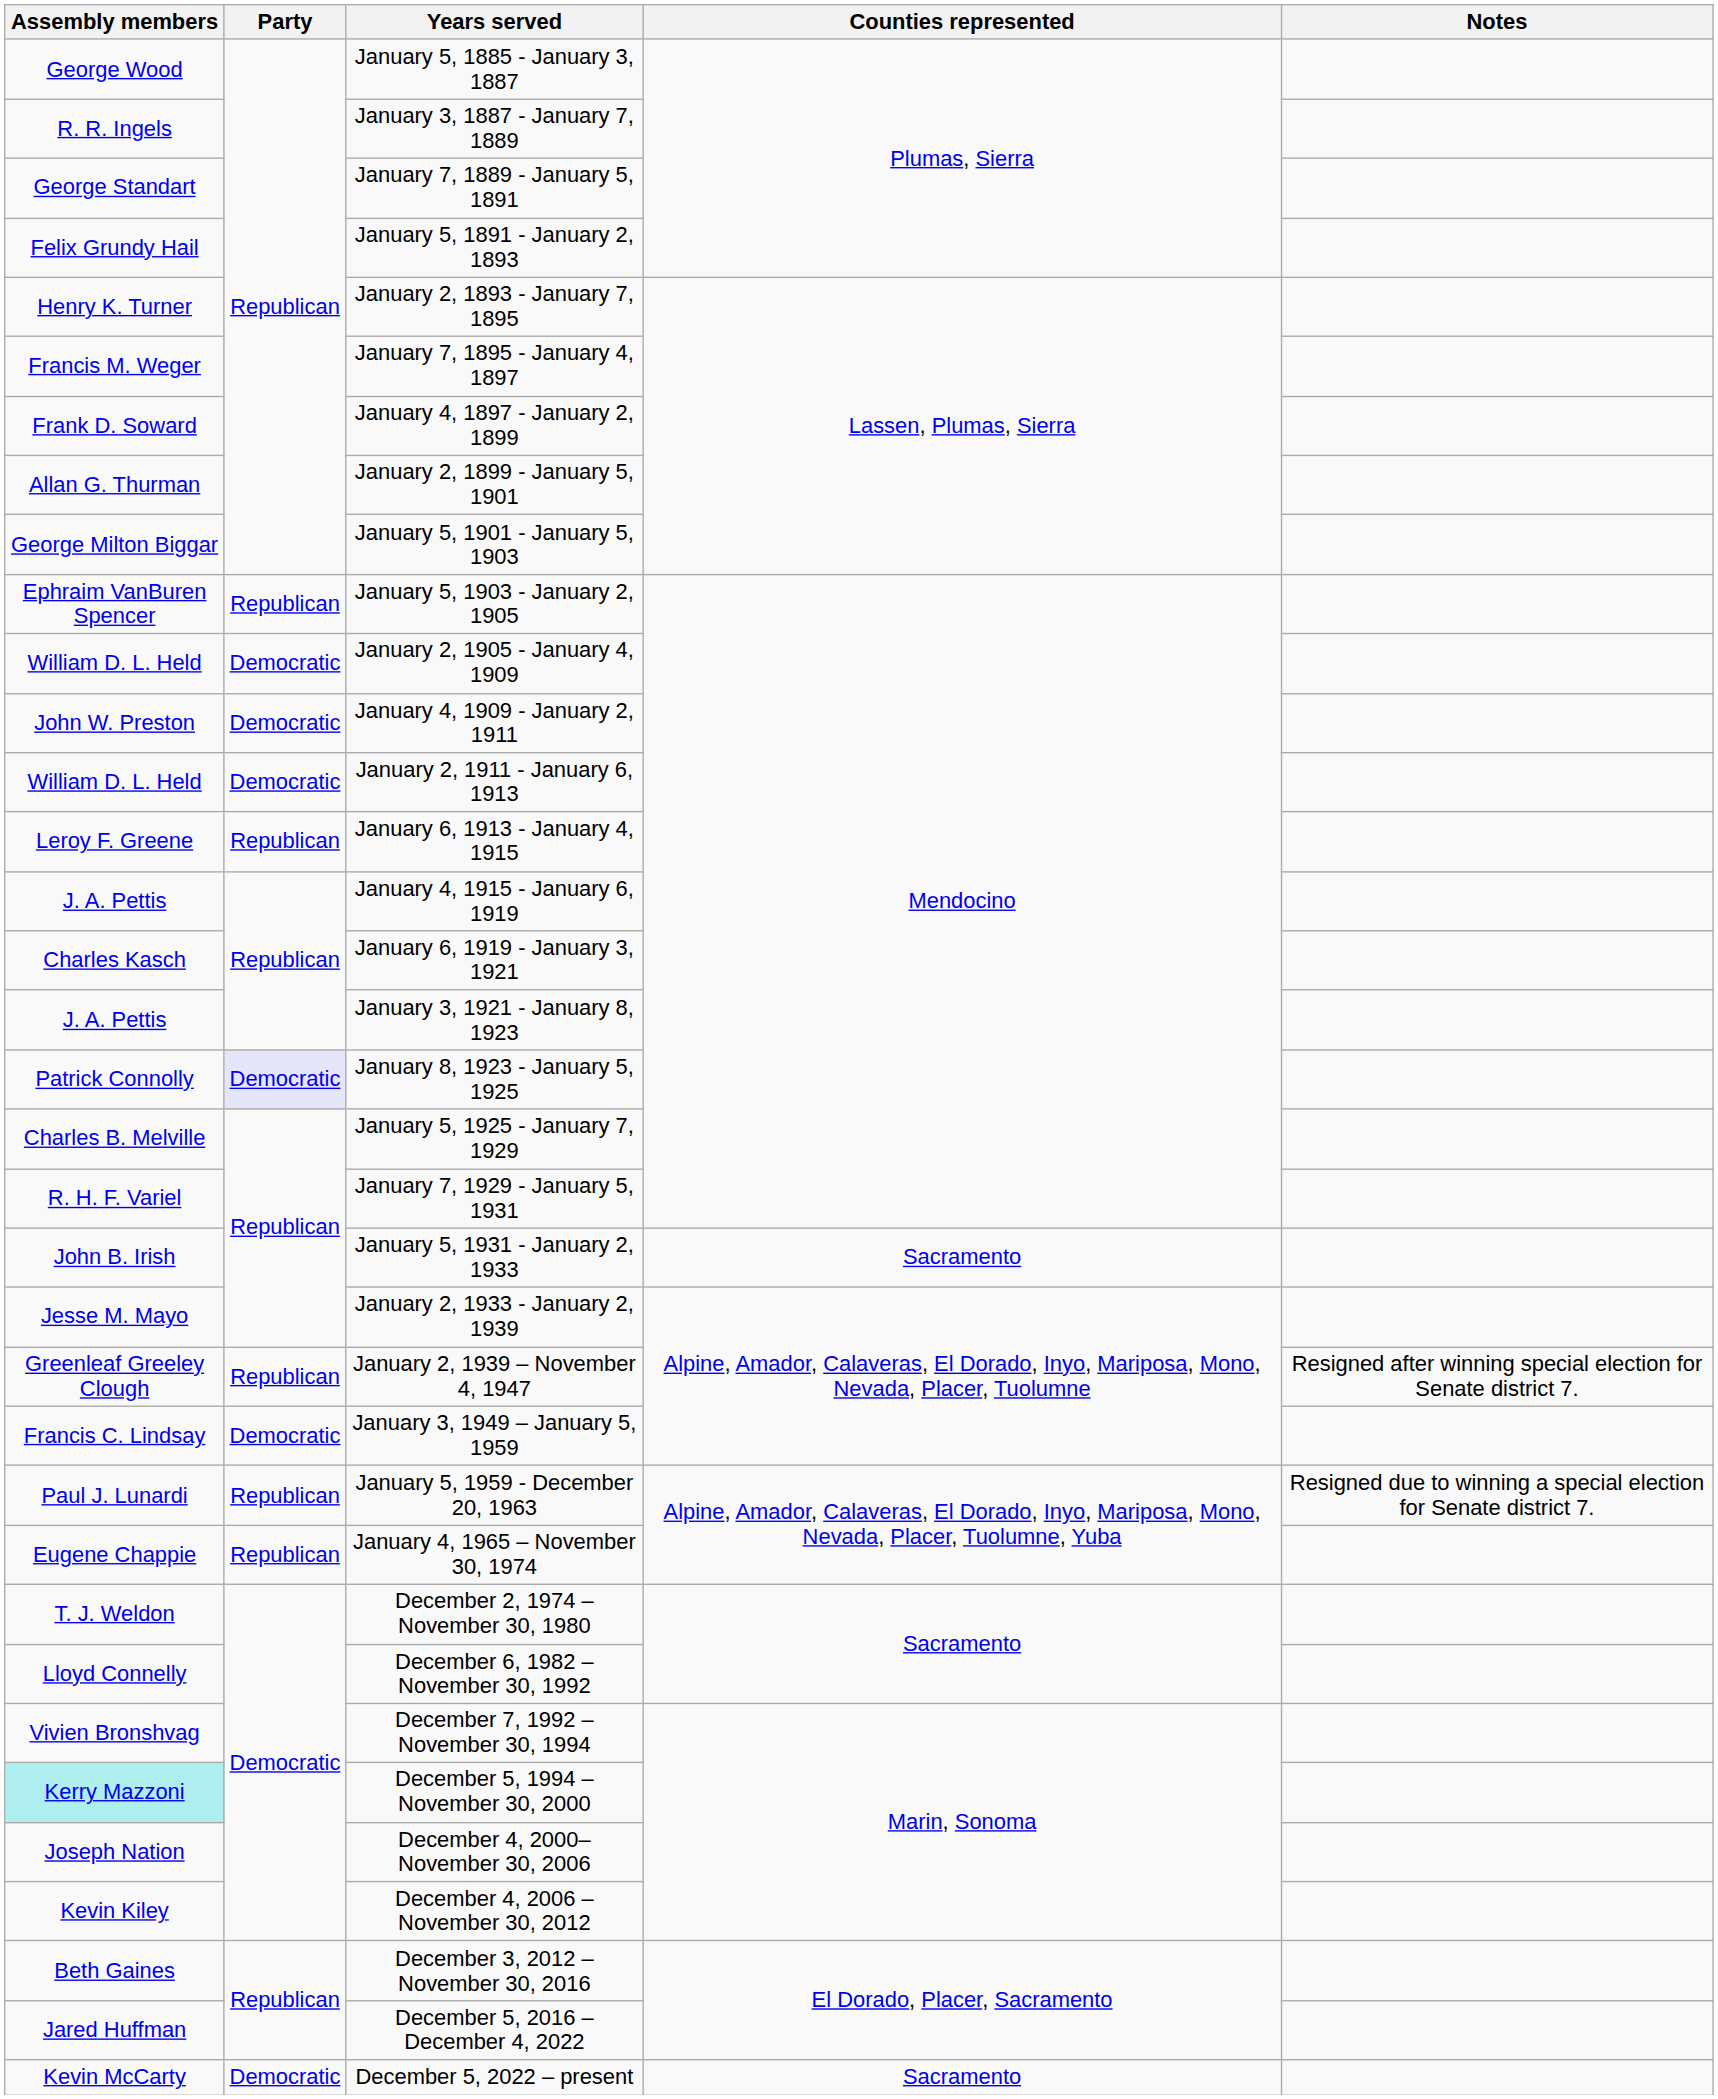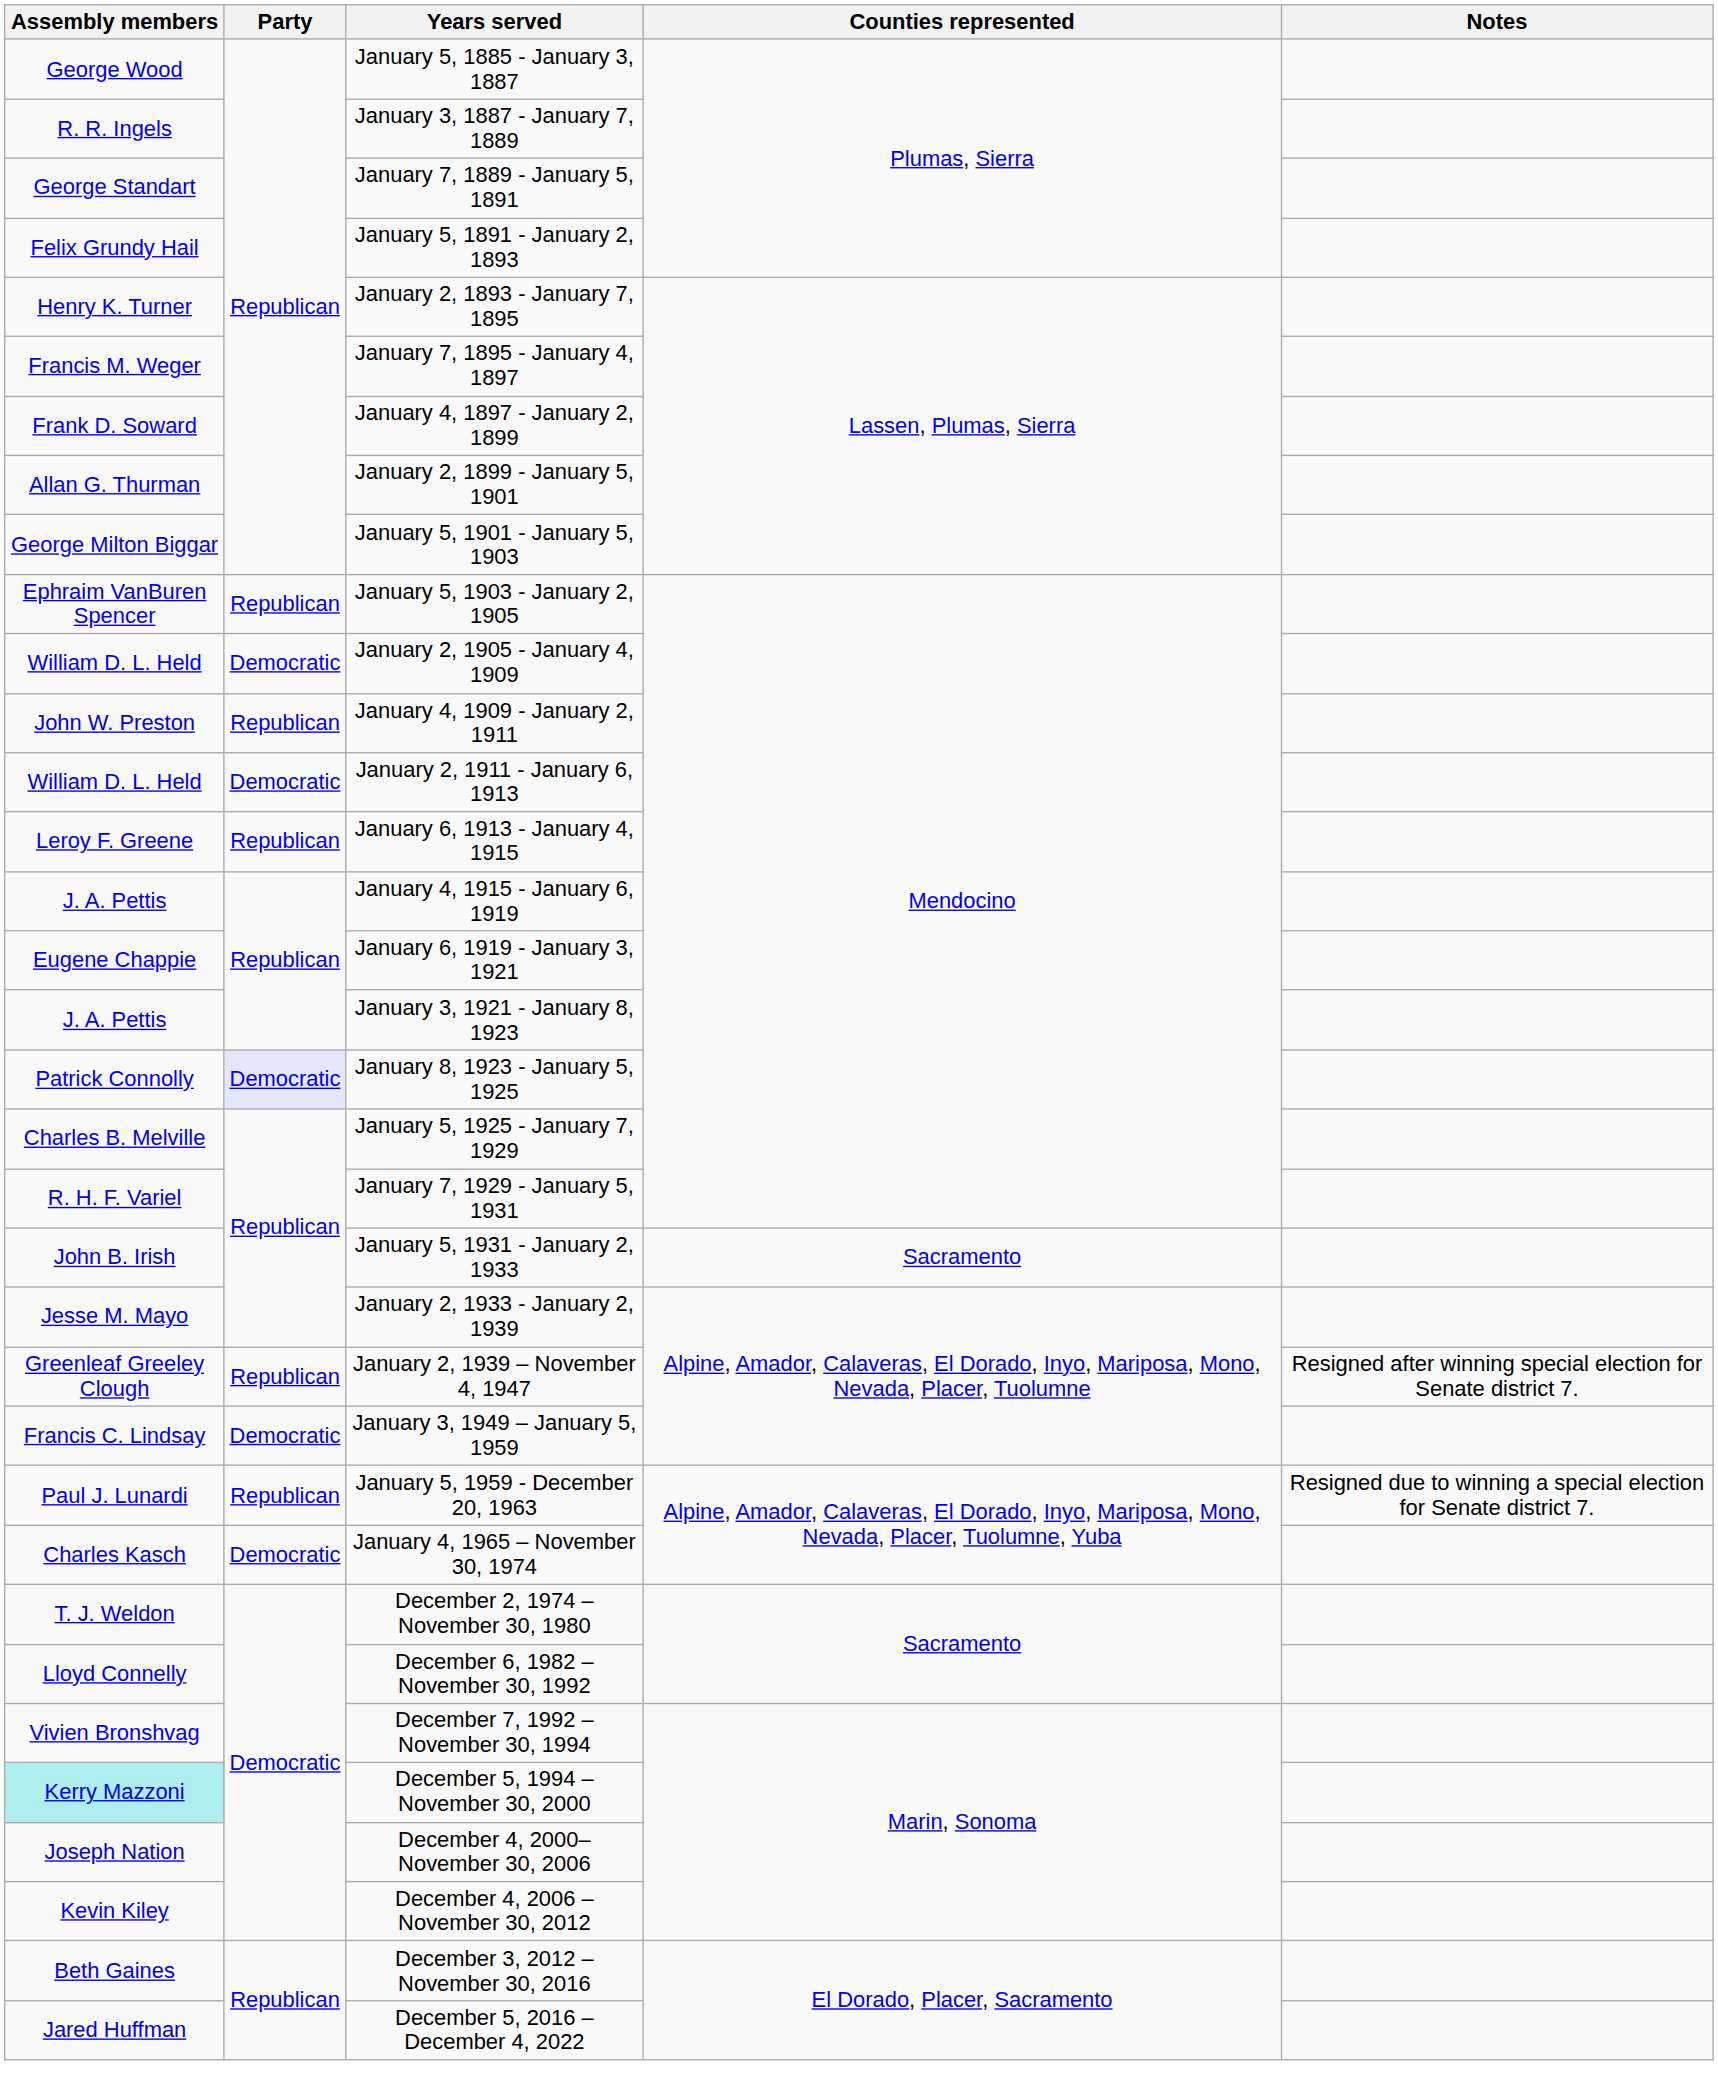(285, 722) Democratic -> (285, 722) Republican
(115, 960) Charles Kasch -> (115, 960) Eugene Chappie
(115, 1554) Eugene Chappie -> (115, 1554) Charles Kasch
(285, 1554) Republican -> (285, 1554) Democratic
- row: (494, 2077)
